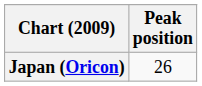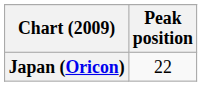(163, 66) 26 -> (163, 66) 22
